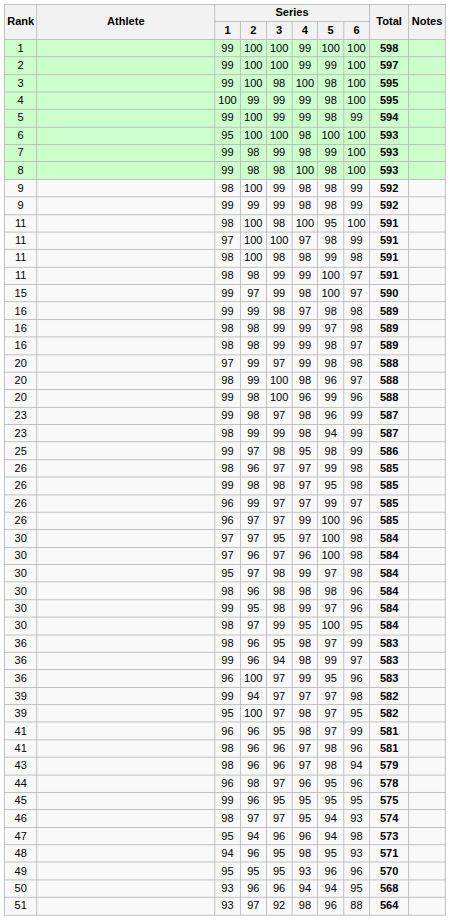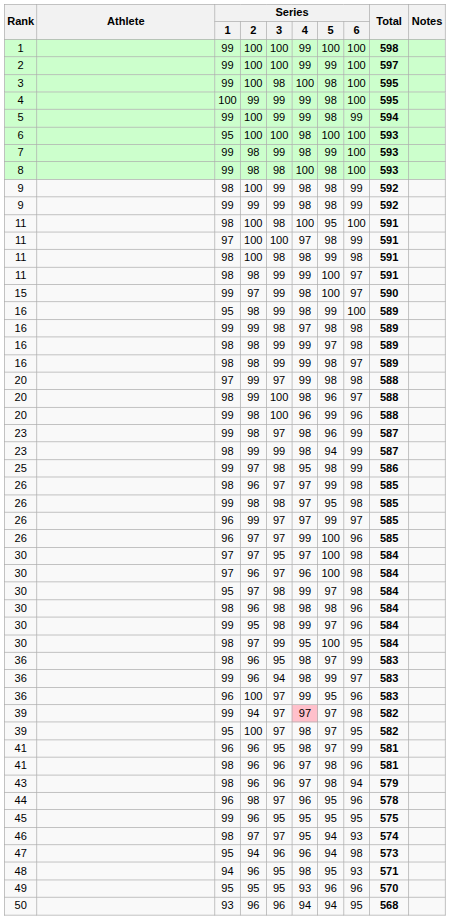+ row: (21, 310)
(305, 696) no background -> (305, 713) pink background
- row: (21, 906)
